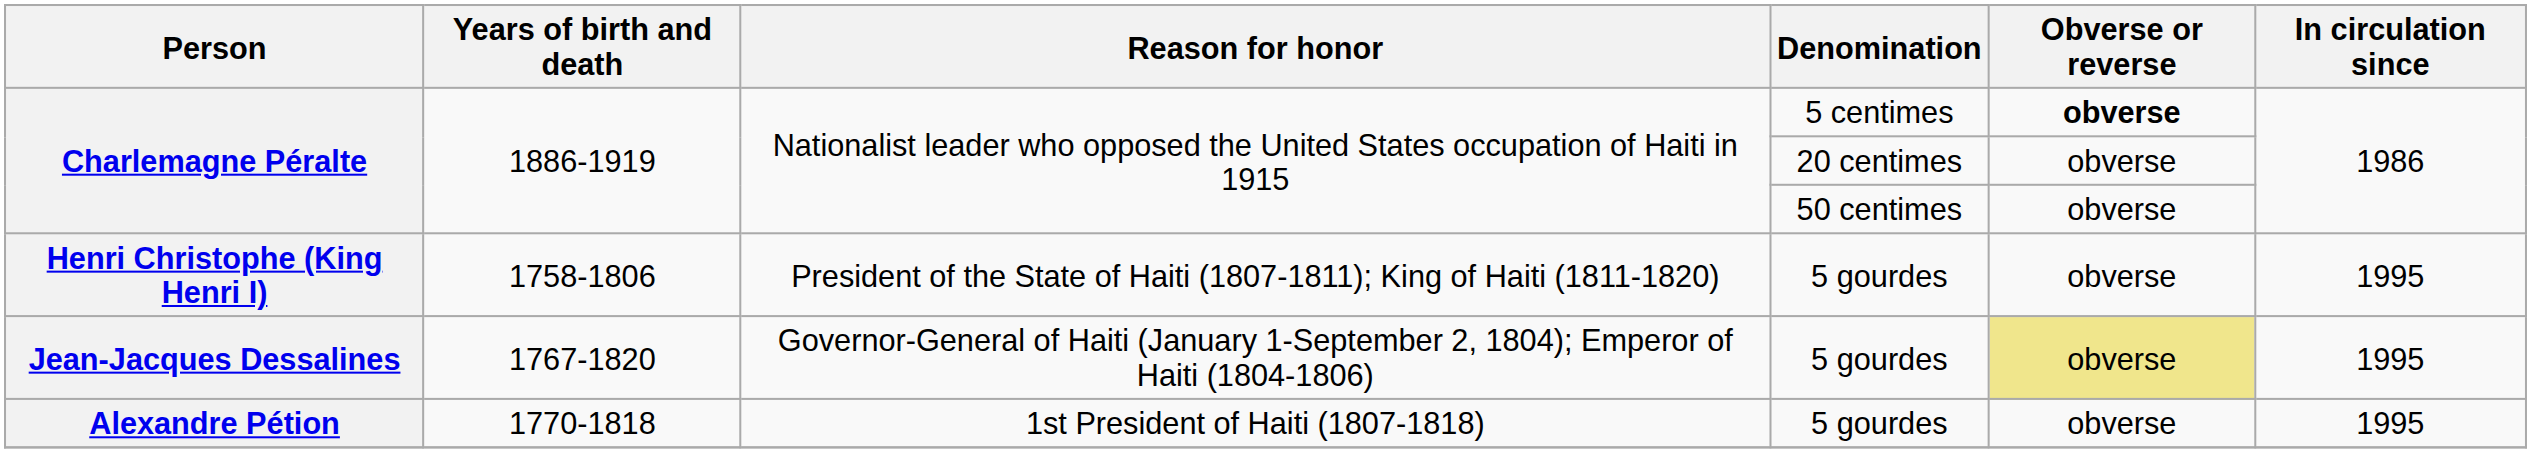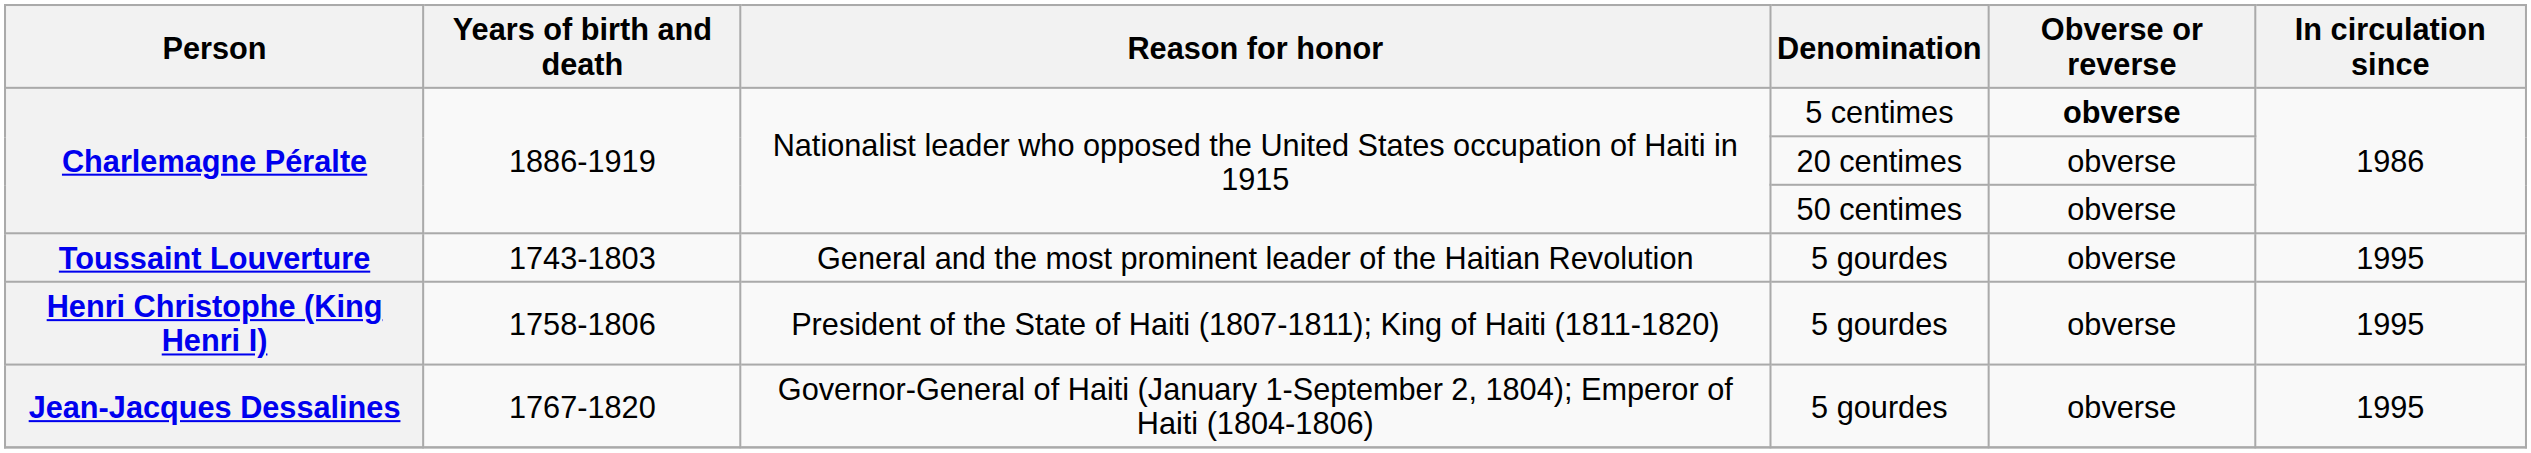+ row: (215, 258)
(2122, 358) khaki background -> (2122, 407) no background
- row: (215, 424)
